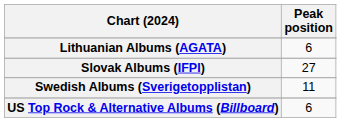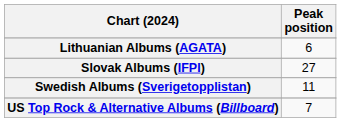(309, 107) 6 -> (309, 107) 7
